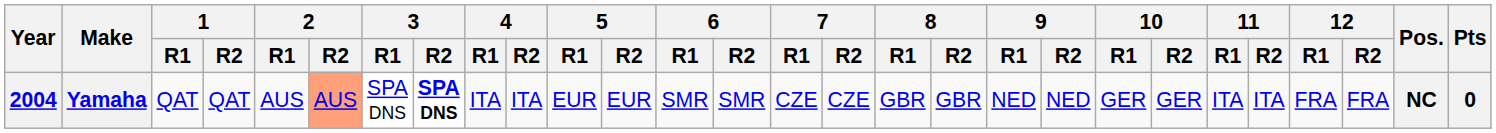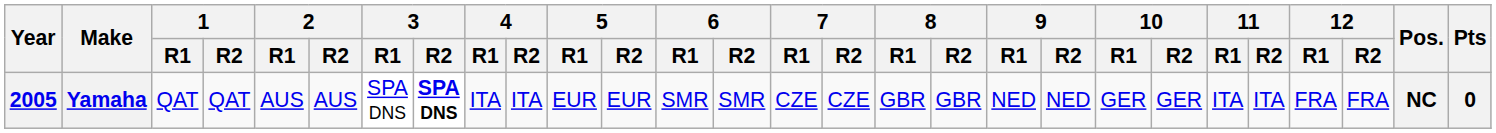(33, 100) 2004 -> (33, 100) 2005
(335, 100) lightsalmon background -> (335, 100) no background
